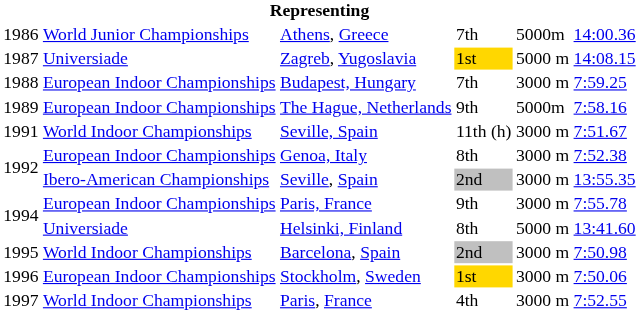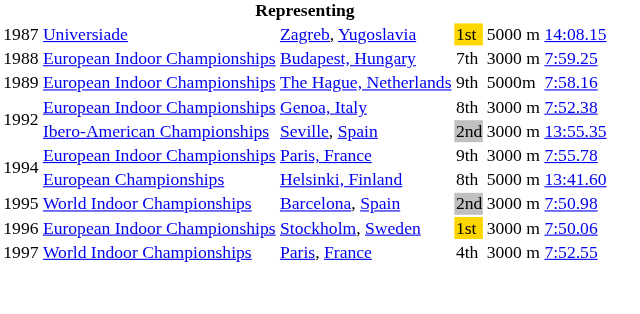- row: (21, 34)
- row: (21, 131)
(85, 227) Universiade -> (134, 179) European Championships
